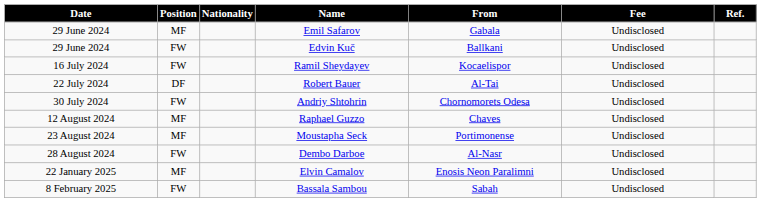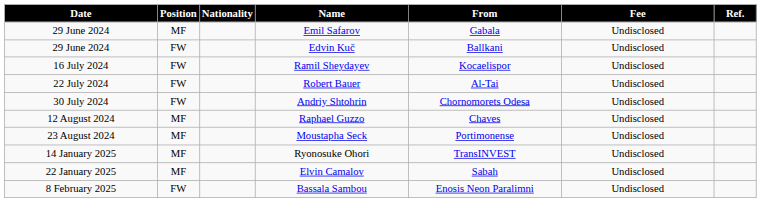(178, 83) DF -> (178, 83) FW
- row: (332, 154)
+ row: (332, 154)
(485, 171) Enosis Neon Paralimni -> (485, 171) Sabah
(485, 189) Sabah -> (485, 189) Enosis Neon Paralimni
